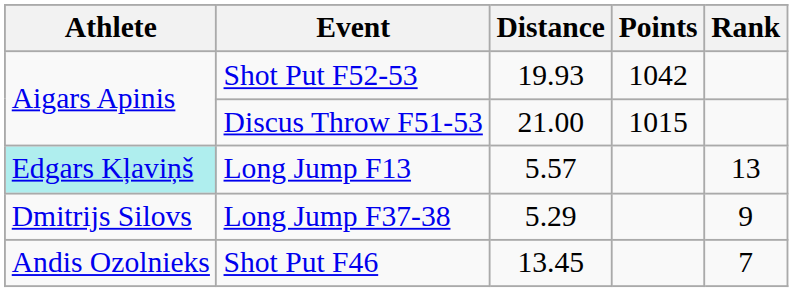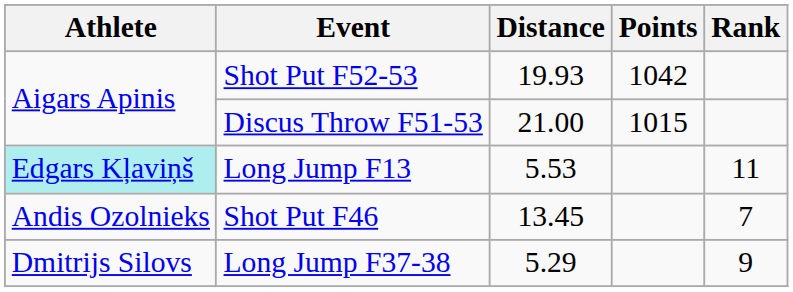(551, 168) 5.57 -> (551, 168) 5.53
(746, 168) 13 -> (746, 168) 11
rows swapped: (301, 262) <-> (337, 215)
